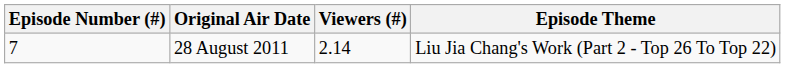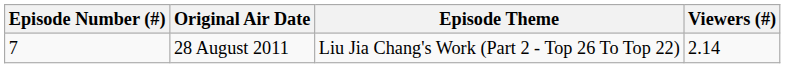columns swapped: (363, 18) <-> (596, 18)
